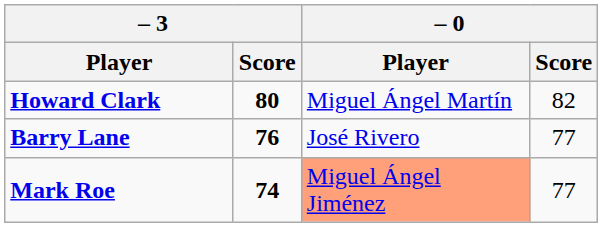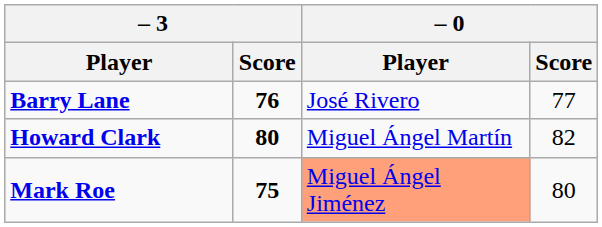rows swapped: (70, 137) <-> (85, 99)
(267, 189) 74 -> (267, 189) 75
(564, 189) 77 -> (564, 189) 80
